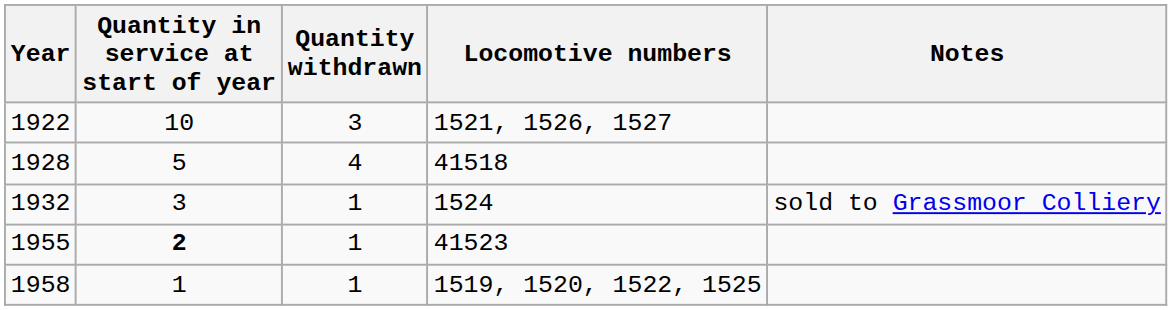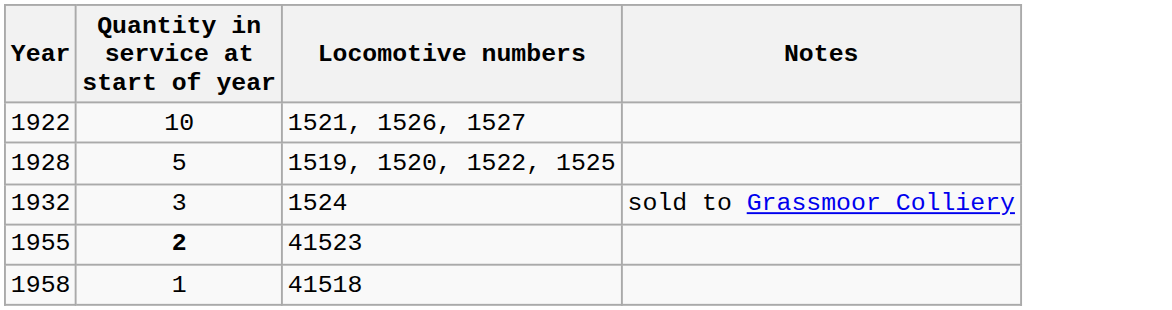- column: (355, 54)
(471, 163) 41518 -> (452, 163) 1519, 1520, 1522, 1525
(598, 285) 1519, 1520, 1522, 1525 -> (325, 285) 41518
